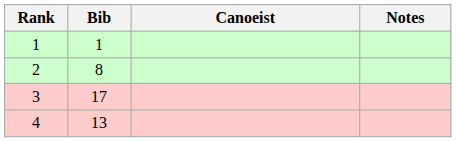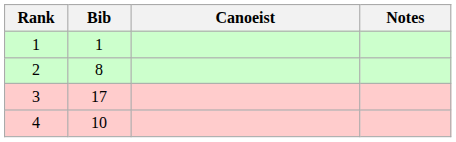(99, 123) 13 -> (99, 123) 10
